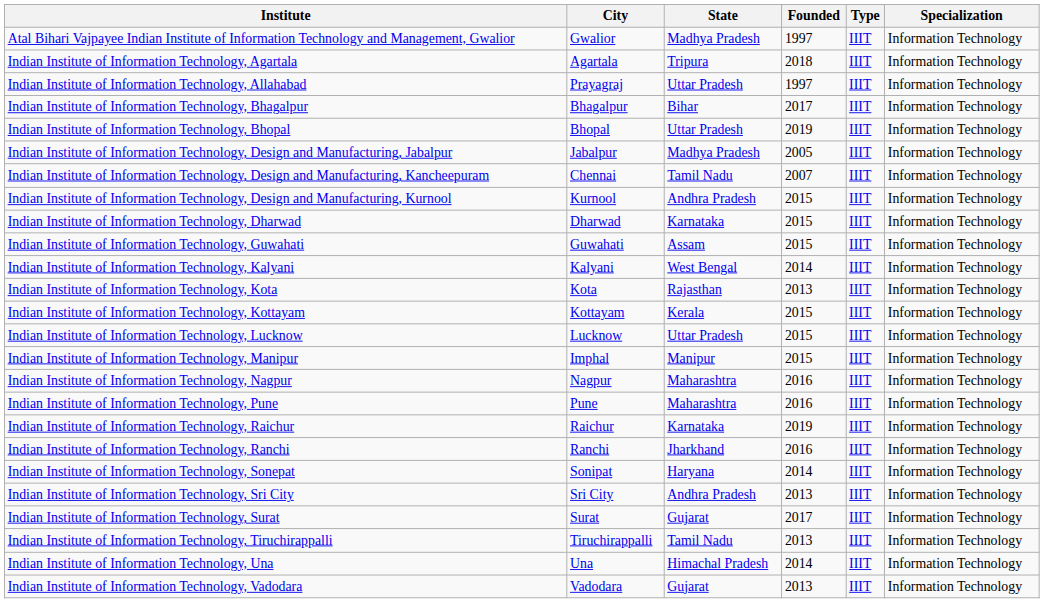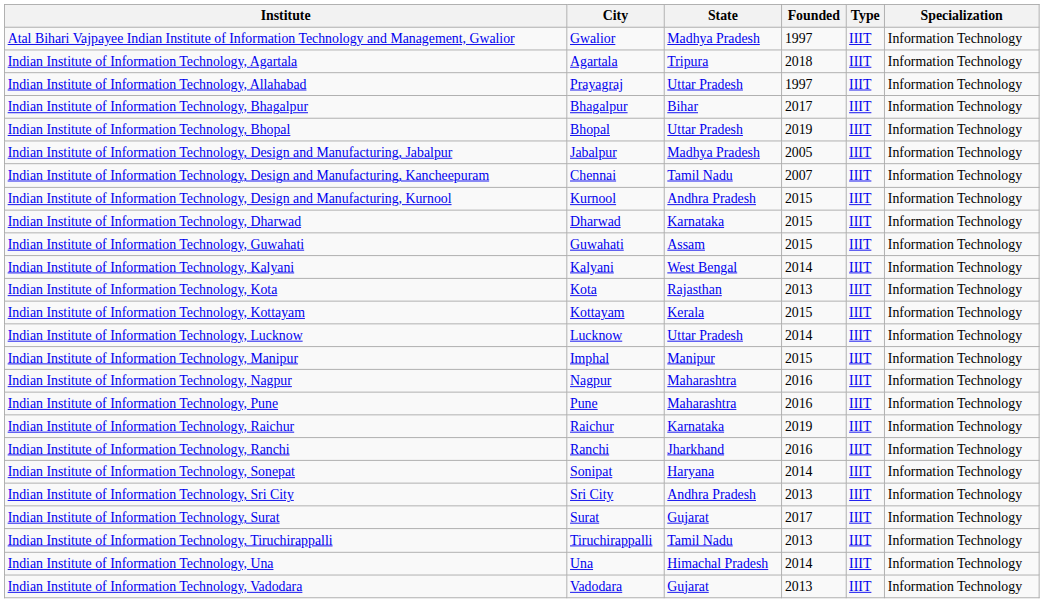(799, 335) 2015 -> (799, 335) 2014
